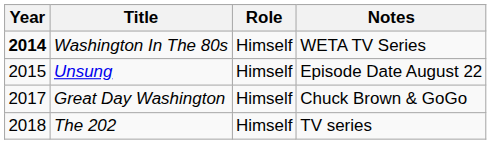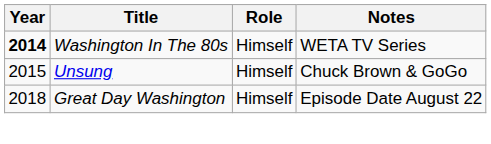(391, 71) Episode Date August 22 -> (384, 71) Chuck Brown & GoGo
(27, 98) 2017 -> (27, 98) 2018
(384, 98) Chuck Brown & GoGo -> (391, 98) Episode Date August 22
- row: (85, 125)
